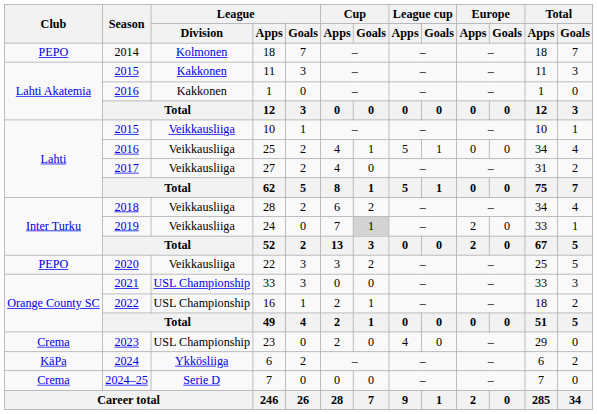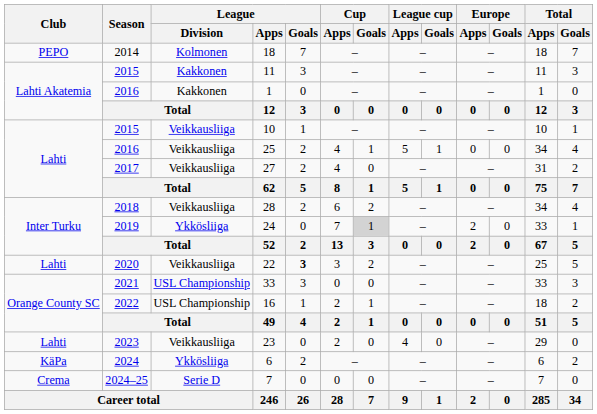(202, 226) Veikkausliiga -> (202, 226) Ykkösliiga
(53, 264) PEPO -> (53, 264) Lahti
(303, 264) normal -> (303, 264) bold
(53, 341) Crema -> (53, 341) Lahti
(202, 341) USL Championship -> (202, 341) Veikkausliiga
